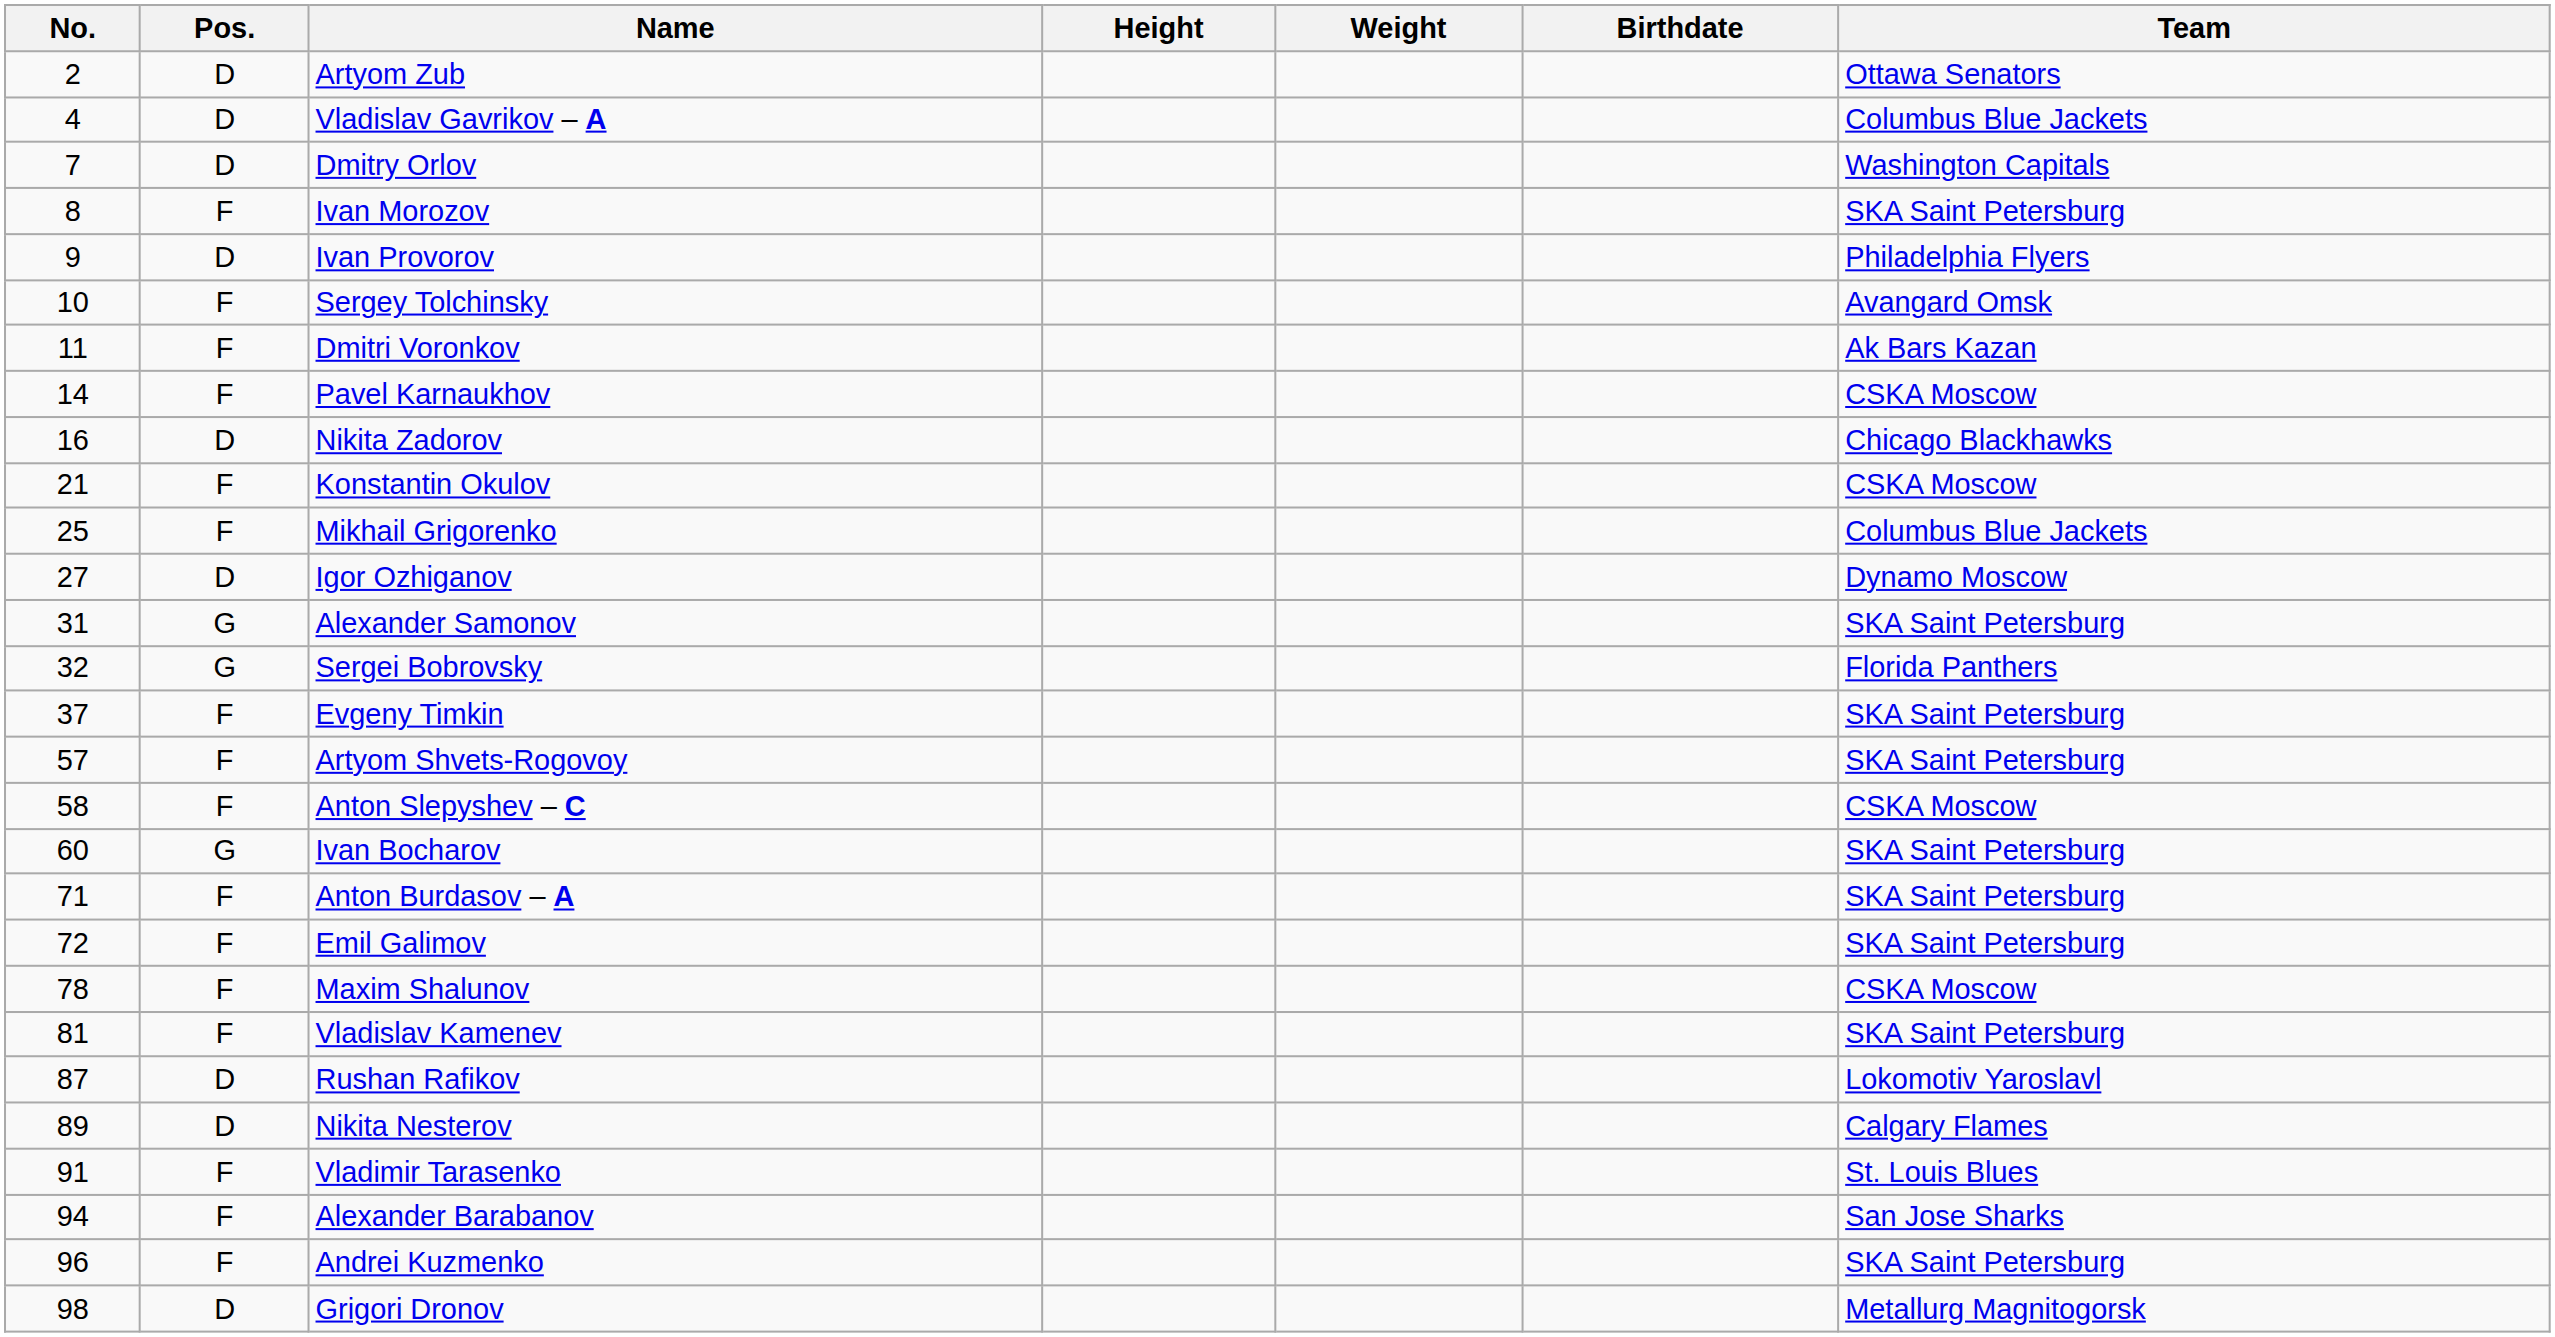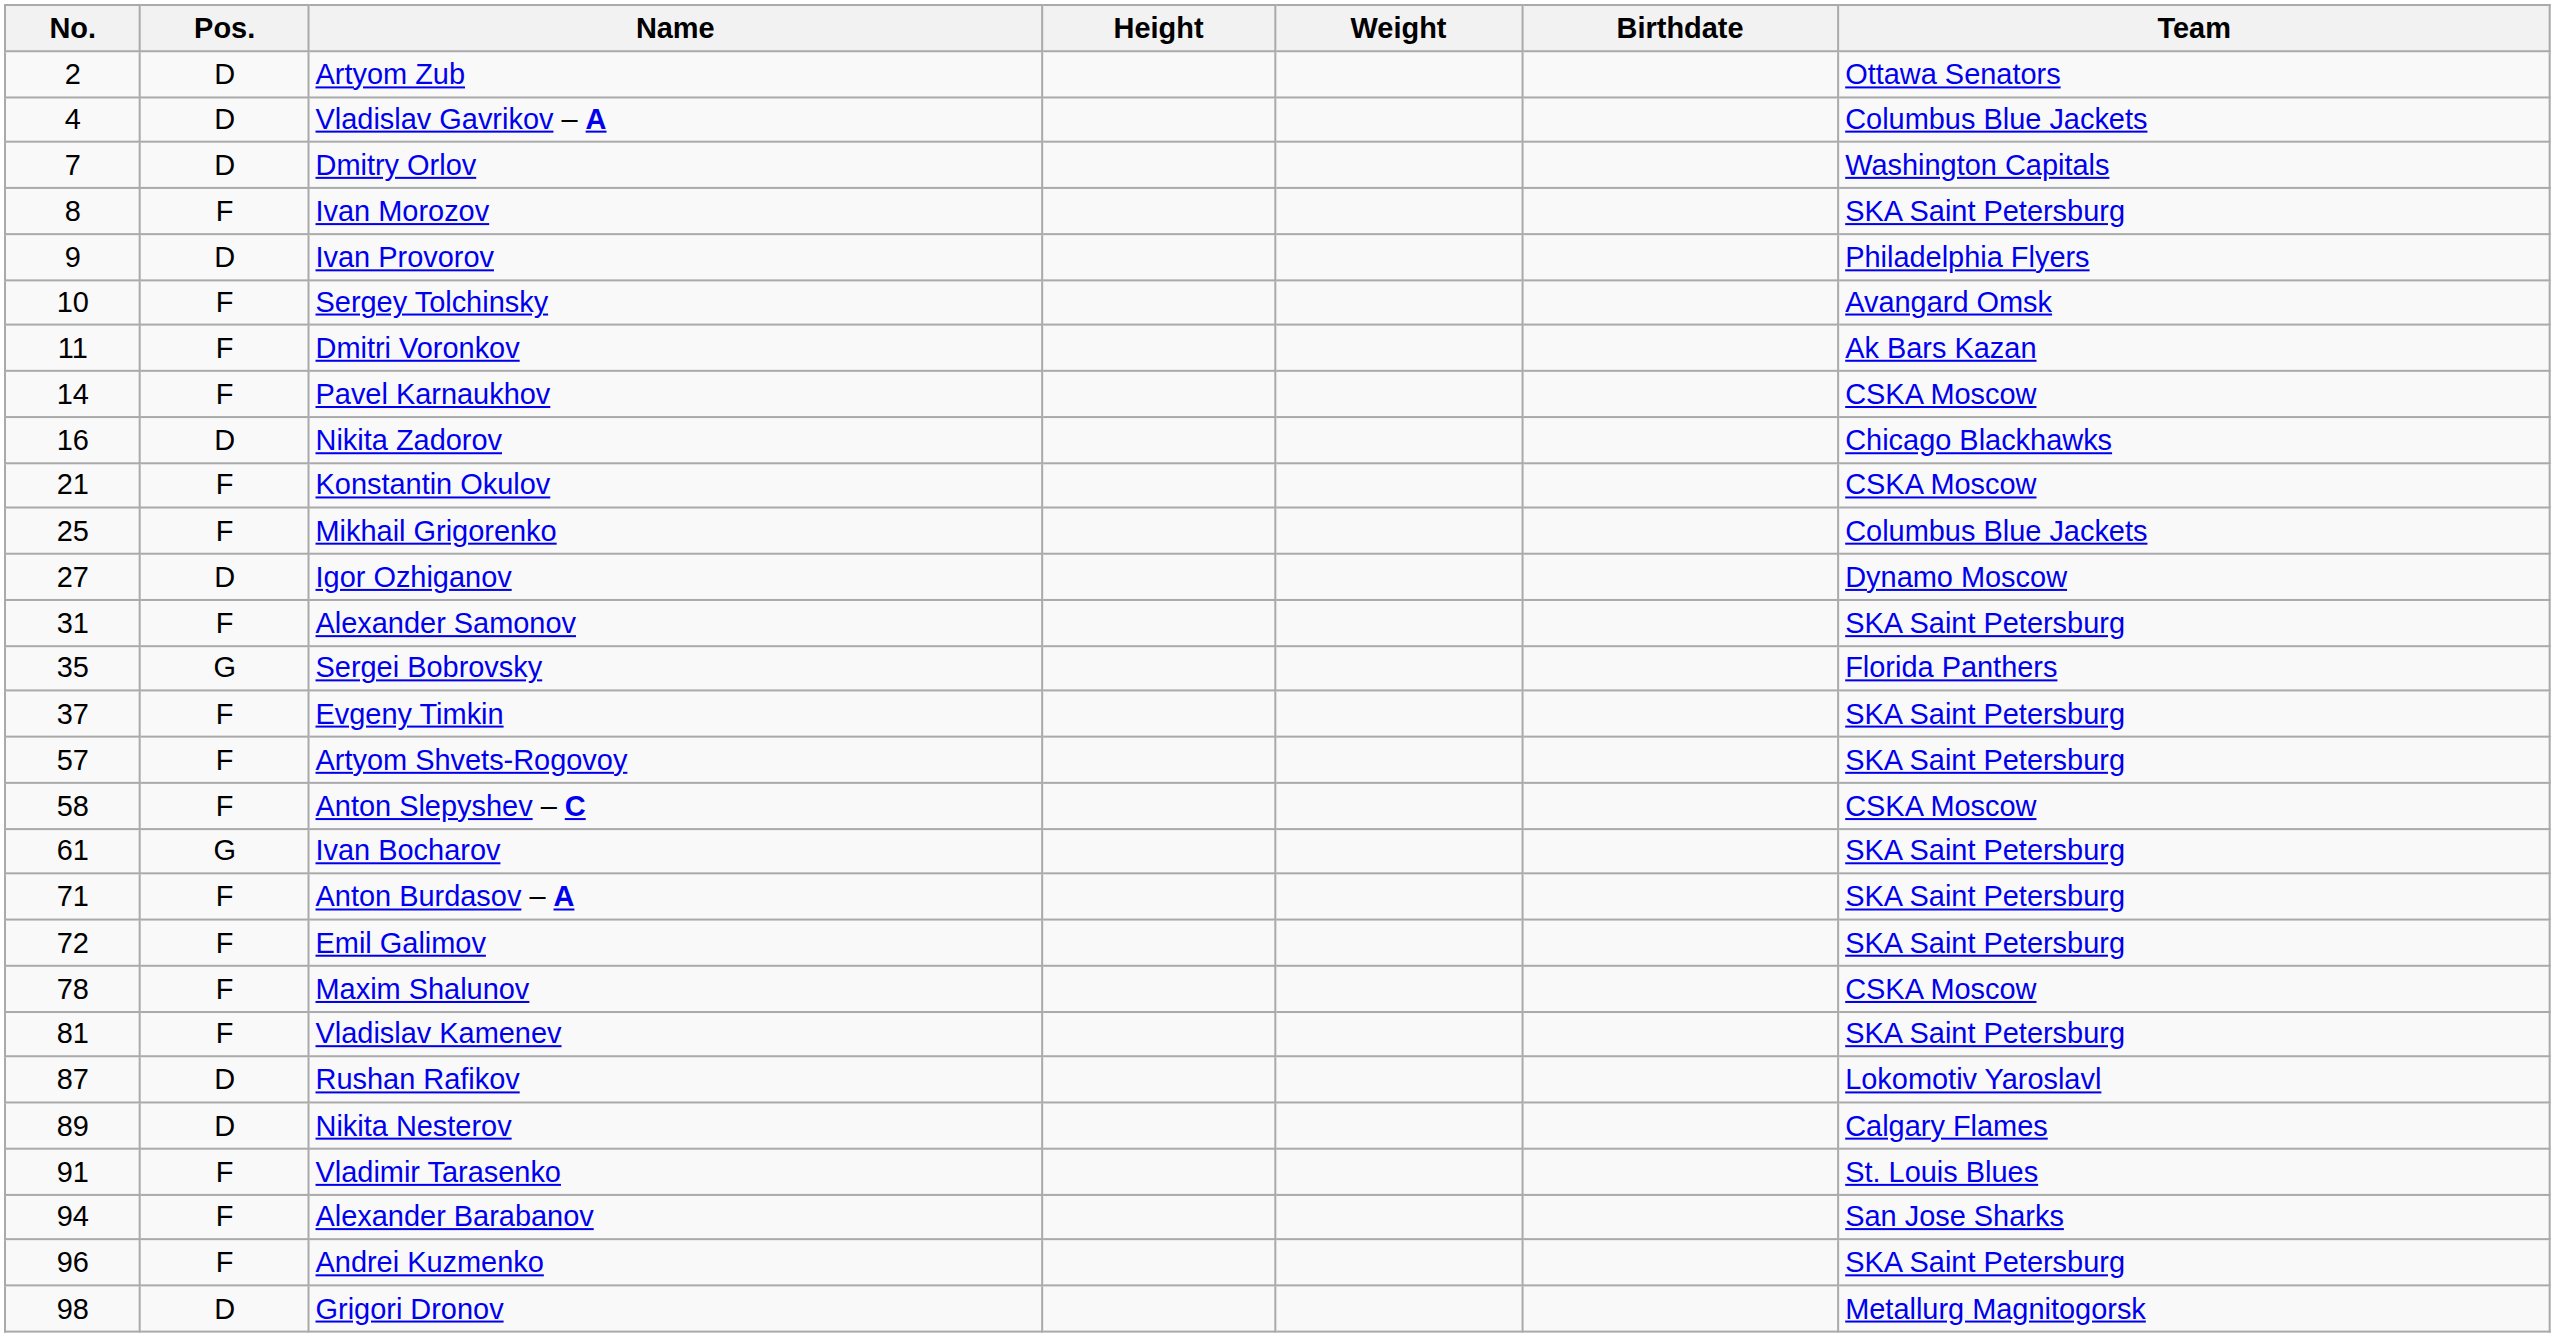(225, 623) G -> (225, 623) F
(73, 668) 32 -> (73, 668) 35
(73, 851) 60 -> (73, 851) 61
